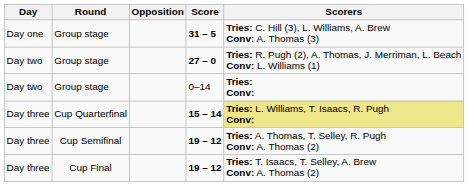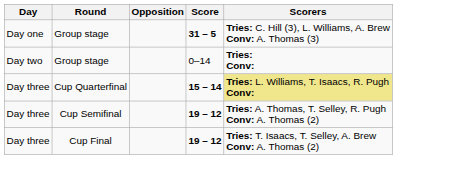- row: (81, 60)
